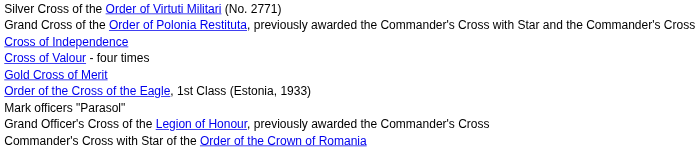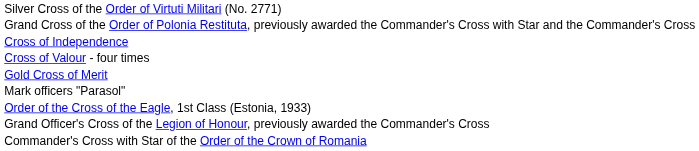rows swapped: (65, 108) <-> (158, 91)
